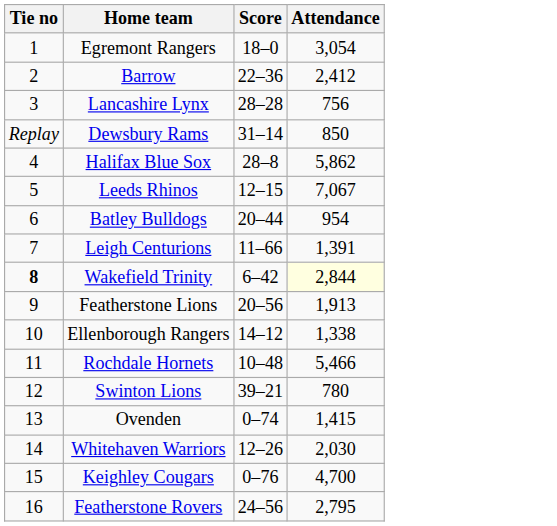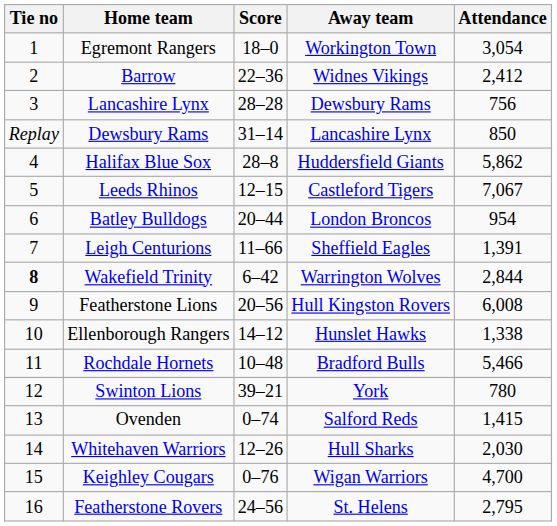+ column: (371, 18)
(336, 276) lightyellow background -> (503, 276) no background
(336, 305) 1,913 -> (503, 305) 6,008
